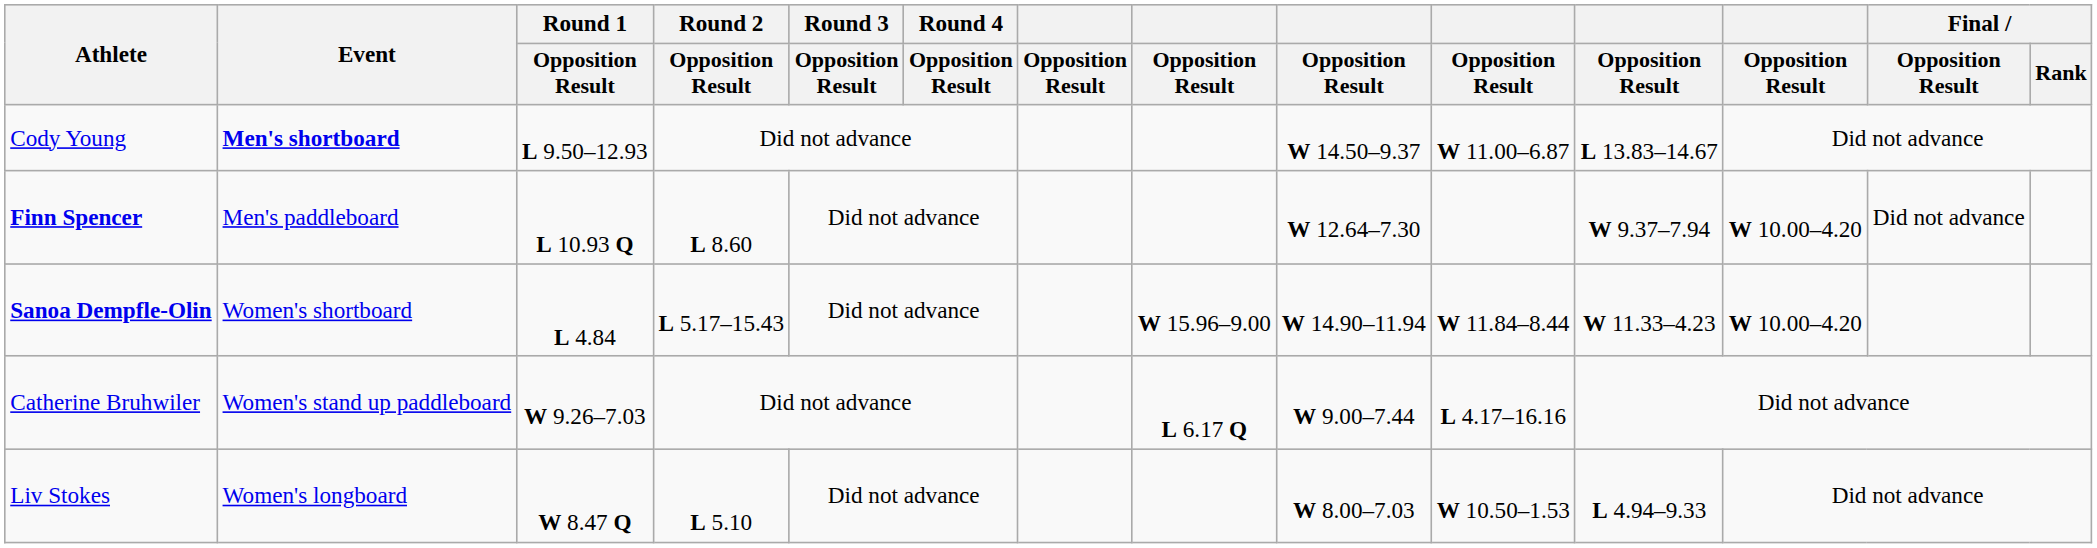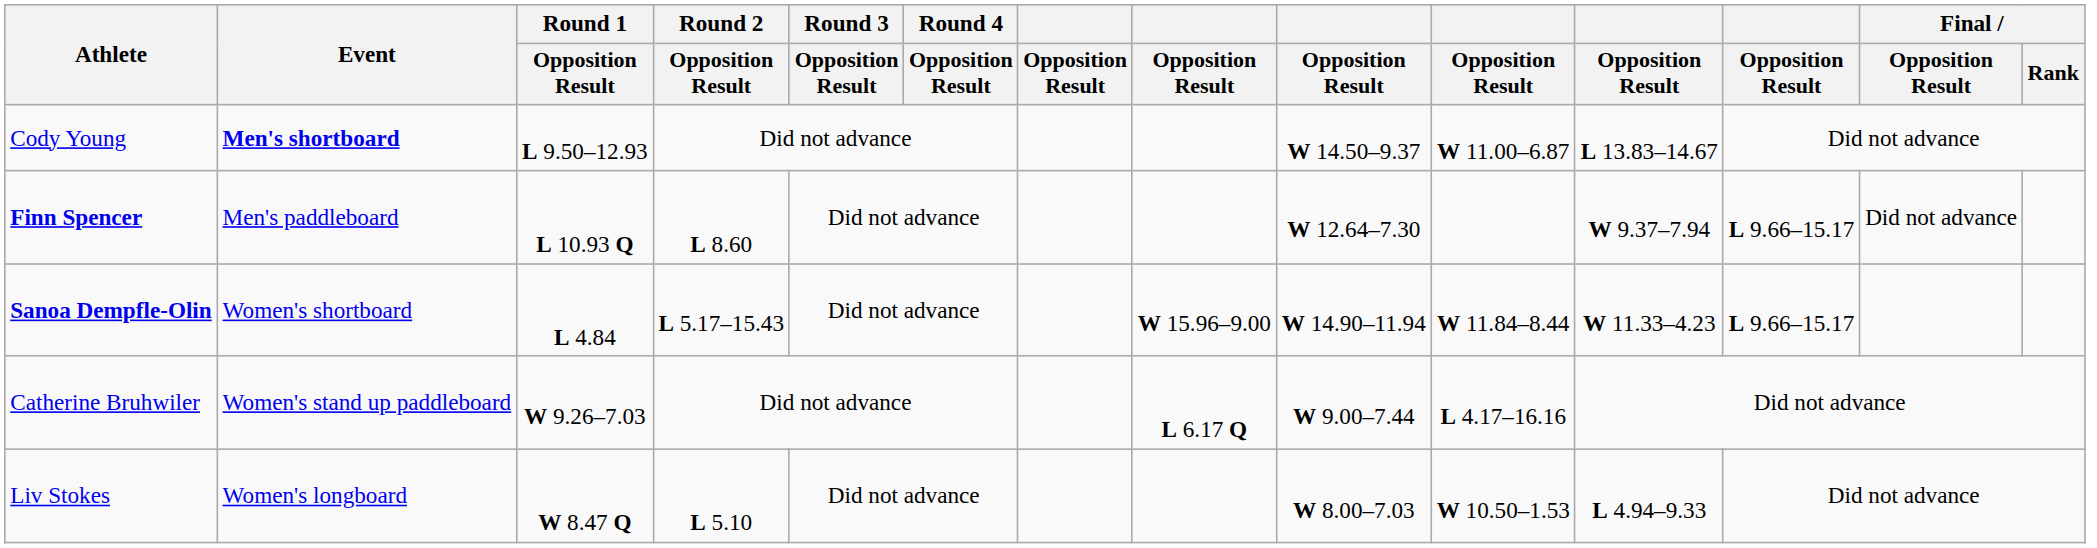(1795, 230) W 10.00–4.20 -> (1792, 230) L 9.66–15.17
(1795, 323) W 10.00–4.20 -> (1792, 323) L 9.66–15.17
